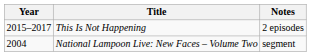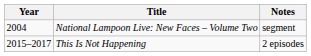rows swapped: (157, 43) <-> (101, 28)
